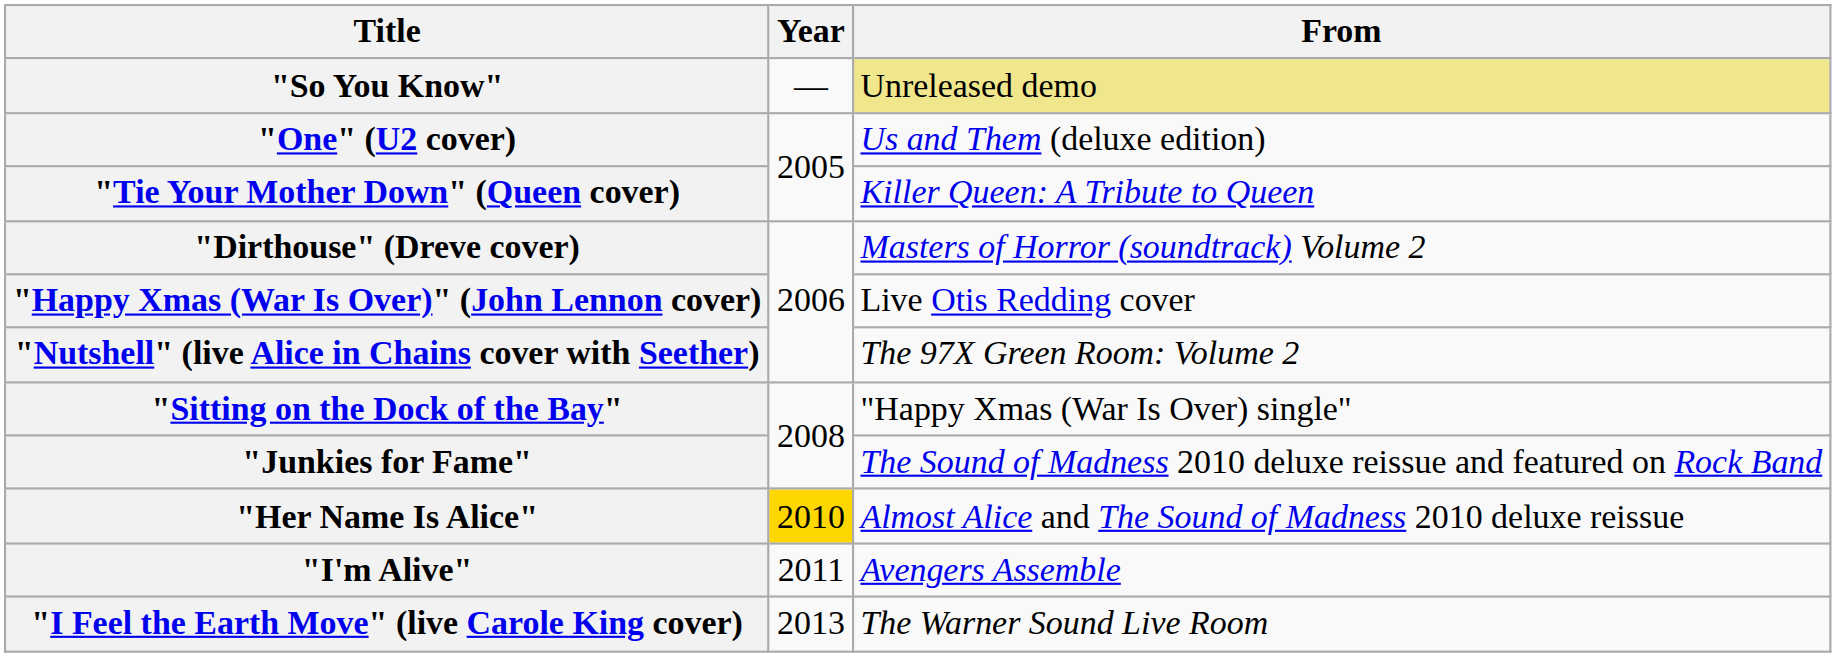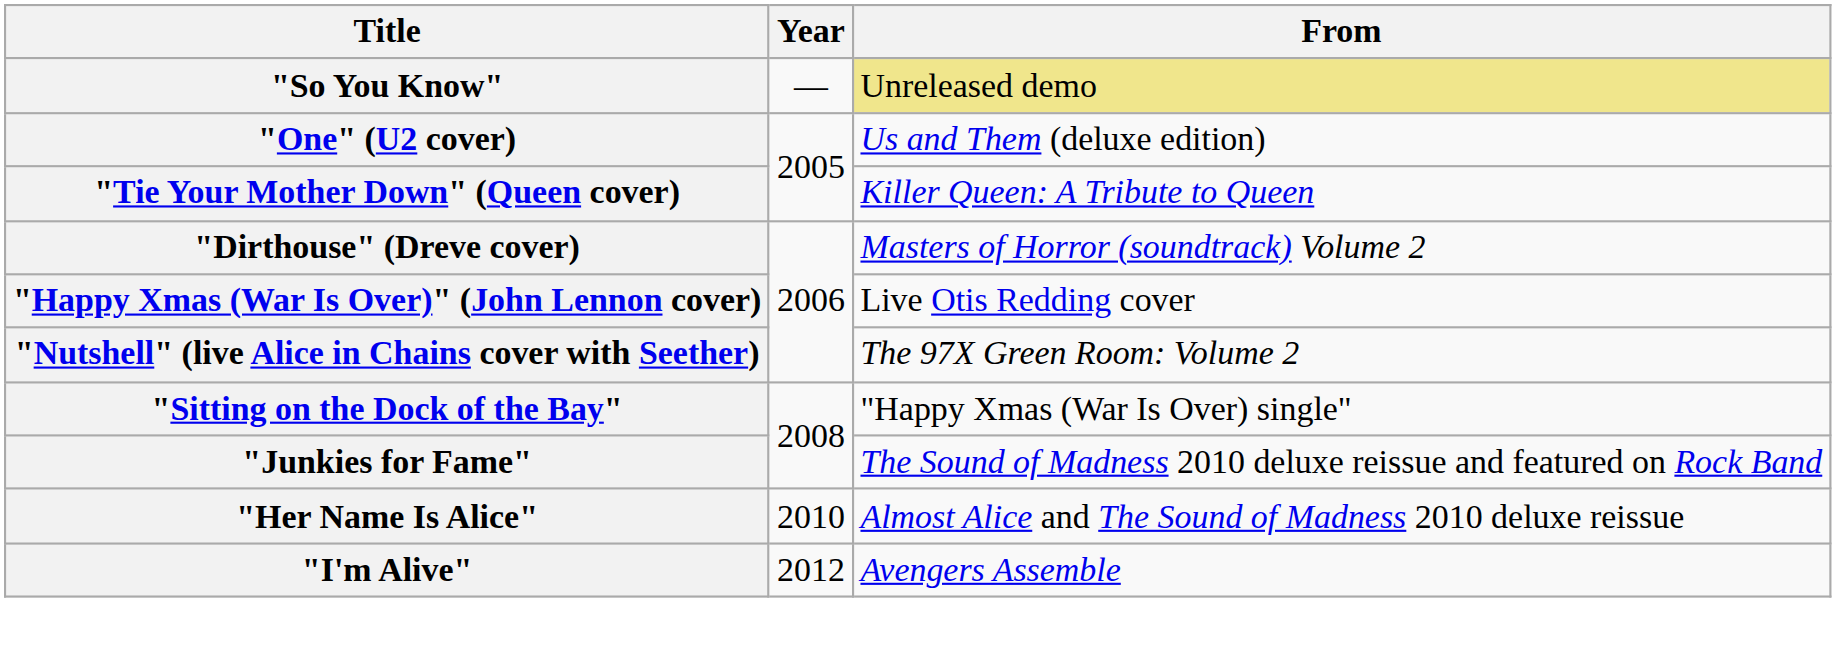(811, 515) gold background -> (811, 515) no background
(811, 569) 2011 -> (811, 569) 2012
- row: (387, 623)
